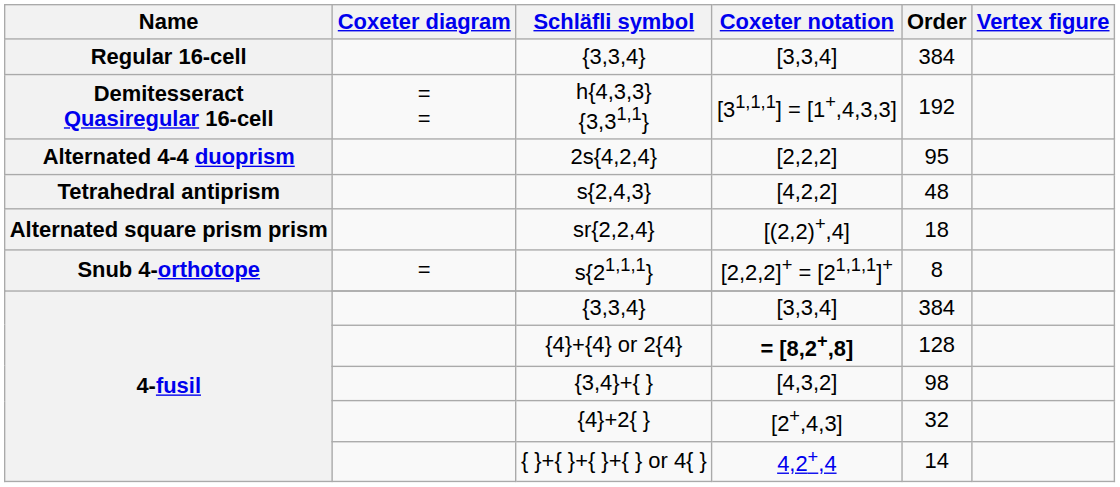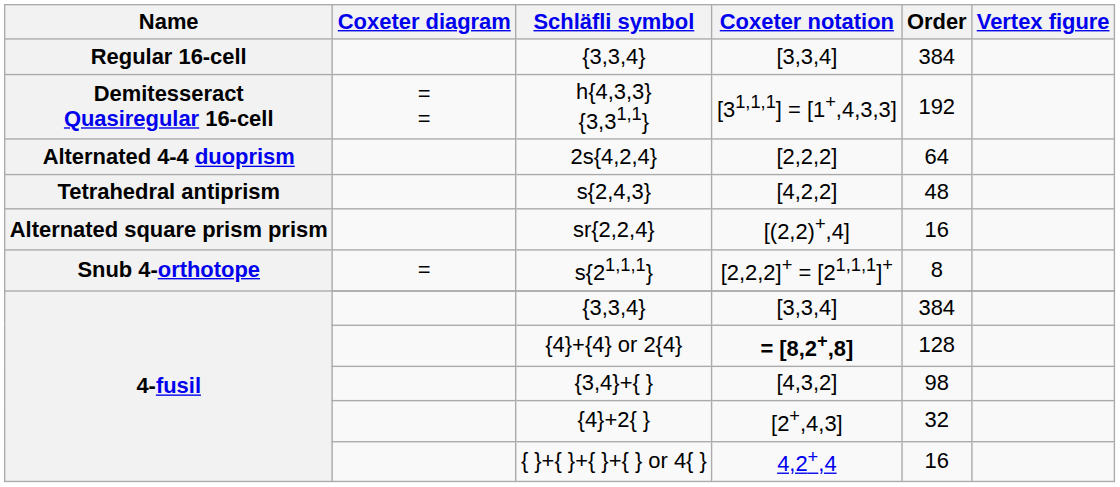(937, 156) 95 -> (937, 156) 64
(937, 229) 18 -> (937, 229) 16
(937, 461) 14 -> (937, 461) 16
